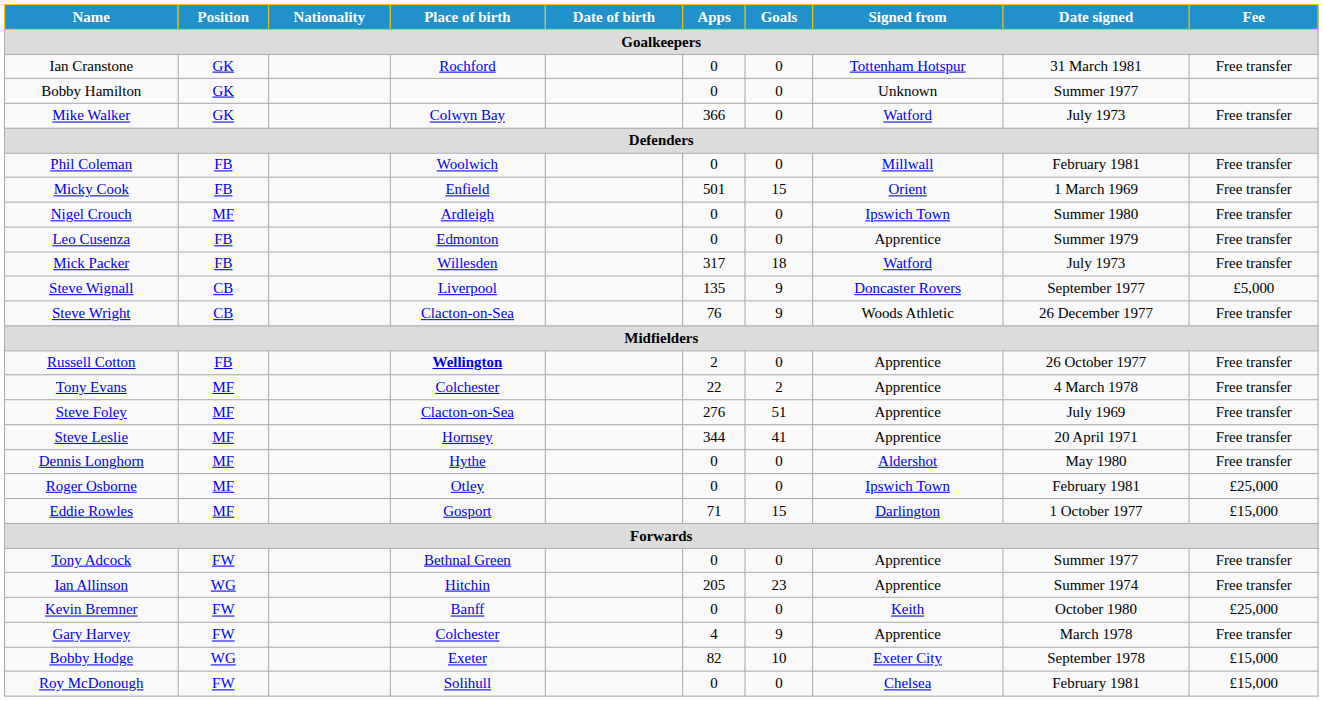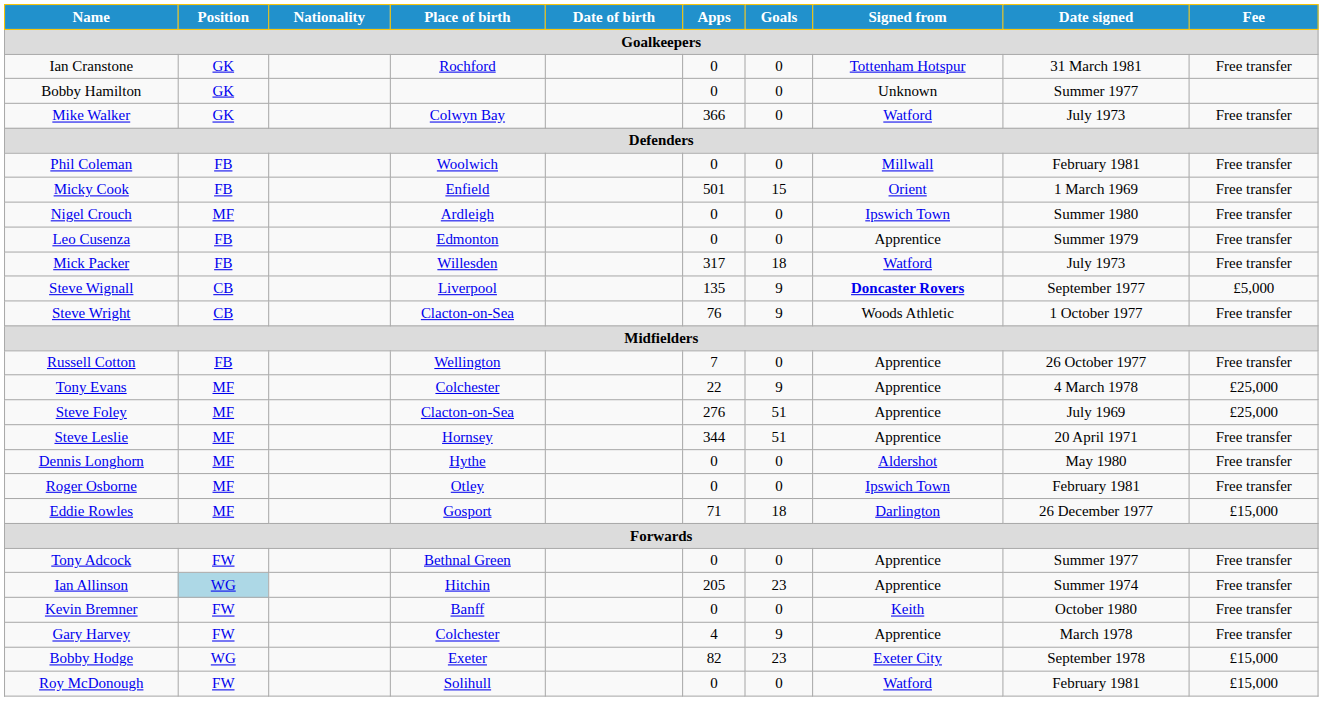(908, 288) normal -> (908, 288) bold
(1096, 313) 26 December 1977 -> (1096, 313) 1 October 1977
(467, 363) bold -> (467, 363) normal
(714, 363) 2 -> (714, 363) 7
(779, 387) 2 -> (779, 387) 9
(1254, 387) Free transfer -> (1254, 387) £25,000
(1254, 412) Free transfer -> (1254, 412) £25,000
(779, 437) 41 -> (779, 437) 51
(1254, 486) £25,000 -> (1254, 486) Free transfer
(779, 511) 15 -> (779, 511) 18
(1096, 511) 1 October 1977 -> (1096, 511) 26 December 1977
(223, 585) no background -> (223, 585) lightblue background
(1254, 610) £25,000 -> (1254, 610) Free transfer
(779, 659) 10 -> (779, 659) 23
(908, 684) Chelsea -> (908, 684) Watford
